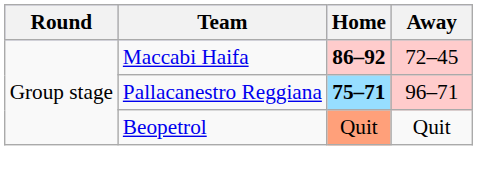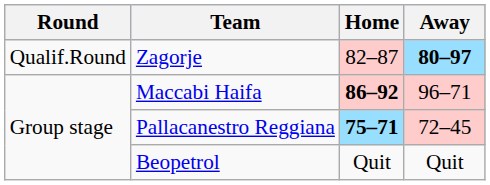+ row: (169, 57)
(432, 57) 72–45 -> (445, 92) 96–71
(432, 92) 96–71 -> (445, 127) 72–45
(359, 127) lightsalmon background -> (372, 162) no background
